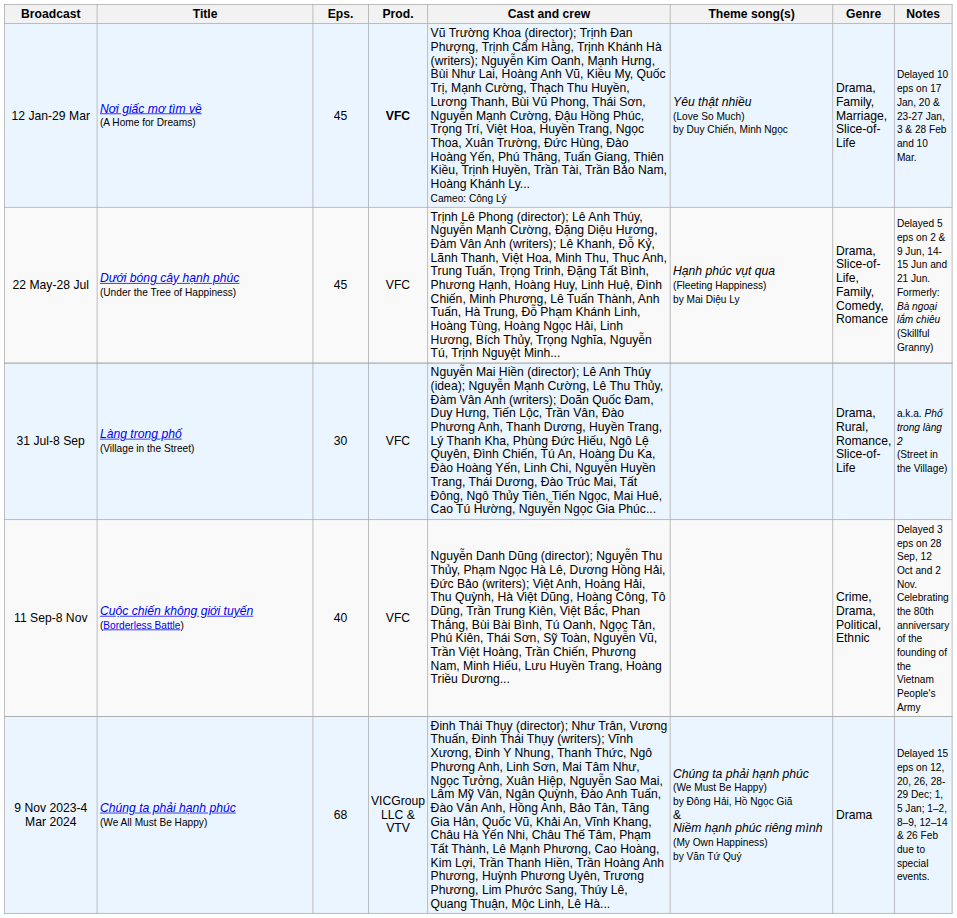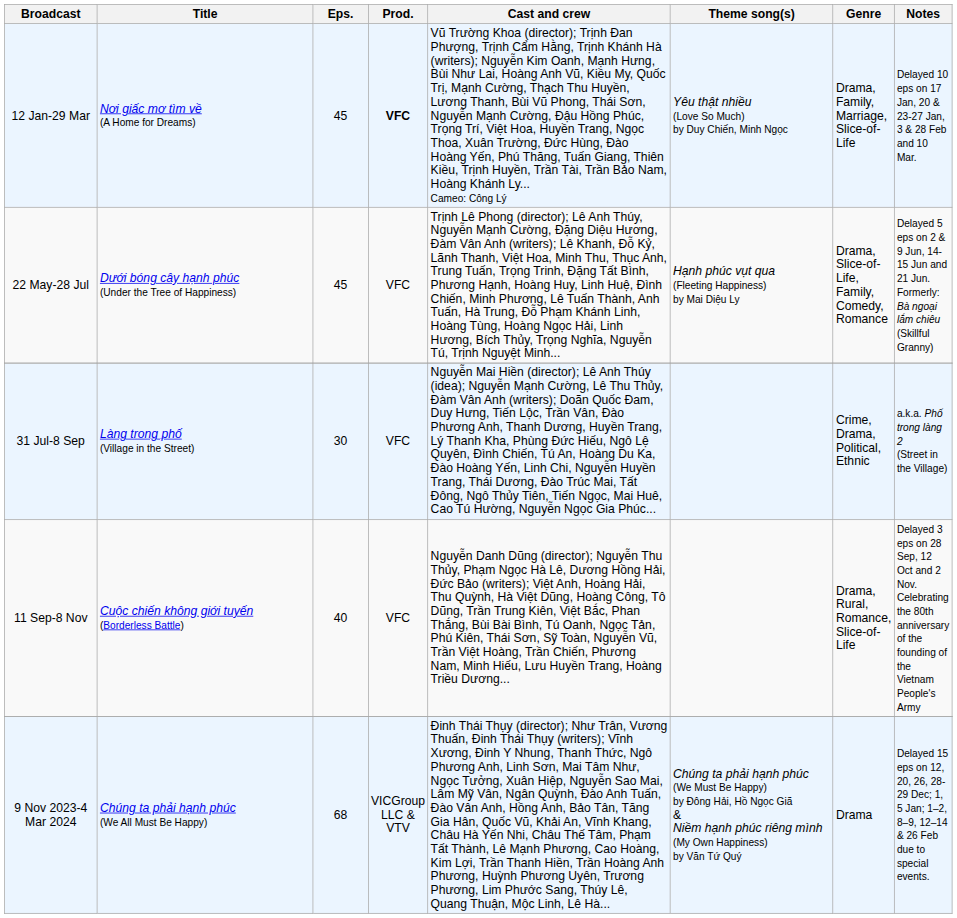(864, 441) Drama, Rural, Romance, Slice-of-Life -> (859, 441) Crime, Drama, Political, Ethnic
(859, 617) Crime, Drama, Political, Ethnic -> (864, 617) Drama, Rural, Romance, Slice-of-Life
